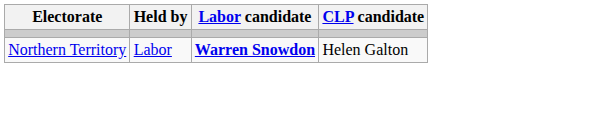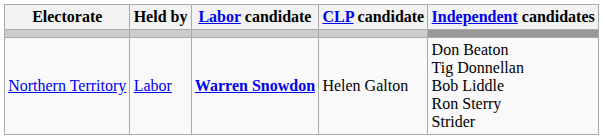+ column: (513, 17)
